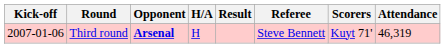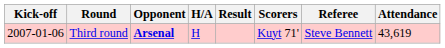columns swapped: (351, 14) <-> (291, 14)
(395, 33) 46,319 -> (395, 33) 43,619
